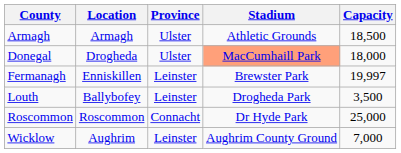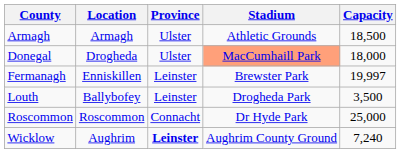(175, 138) normal -> (175, 138) bold
(368, 138) 7,000 -> (368, 138) 7,240
